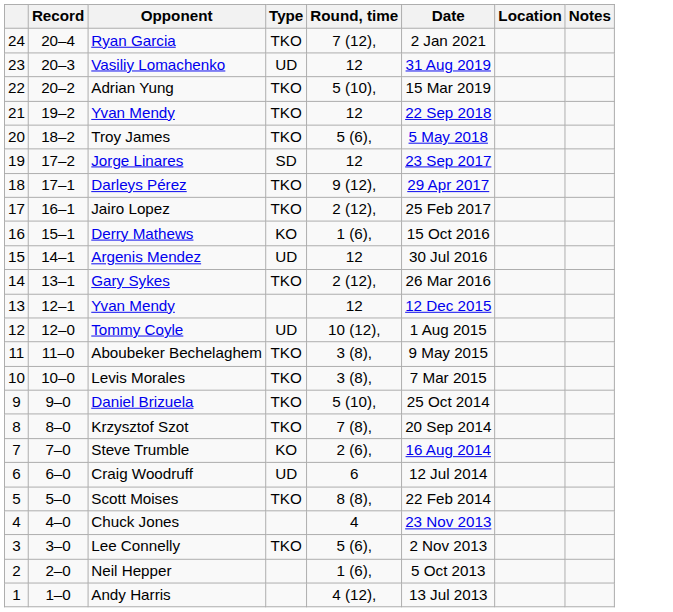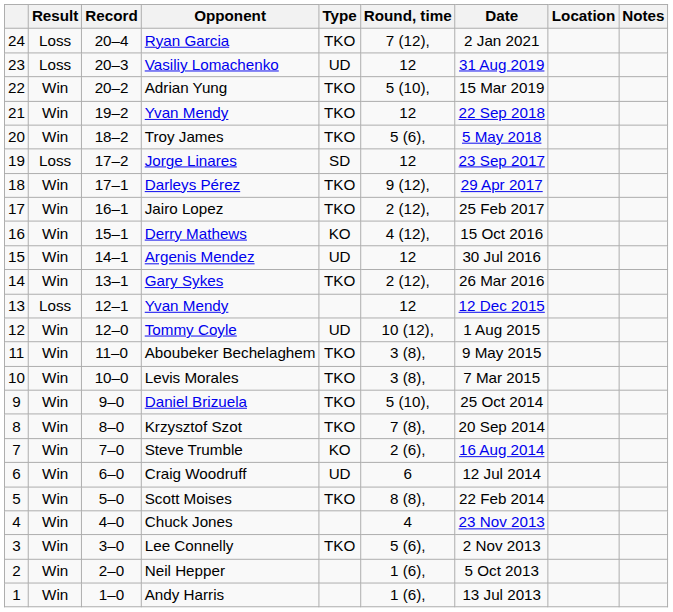+ column: (55, 16)
(354, 233) 1 (6), -> (408, 233) 4 (12),
(354, 595) 4 (12), -> (408, 595) 1 (6),
